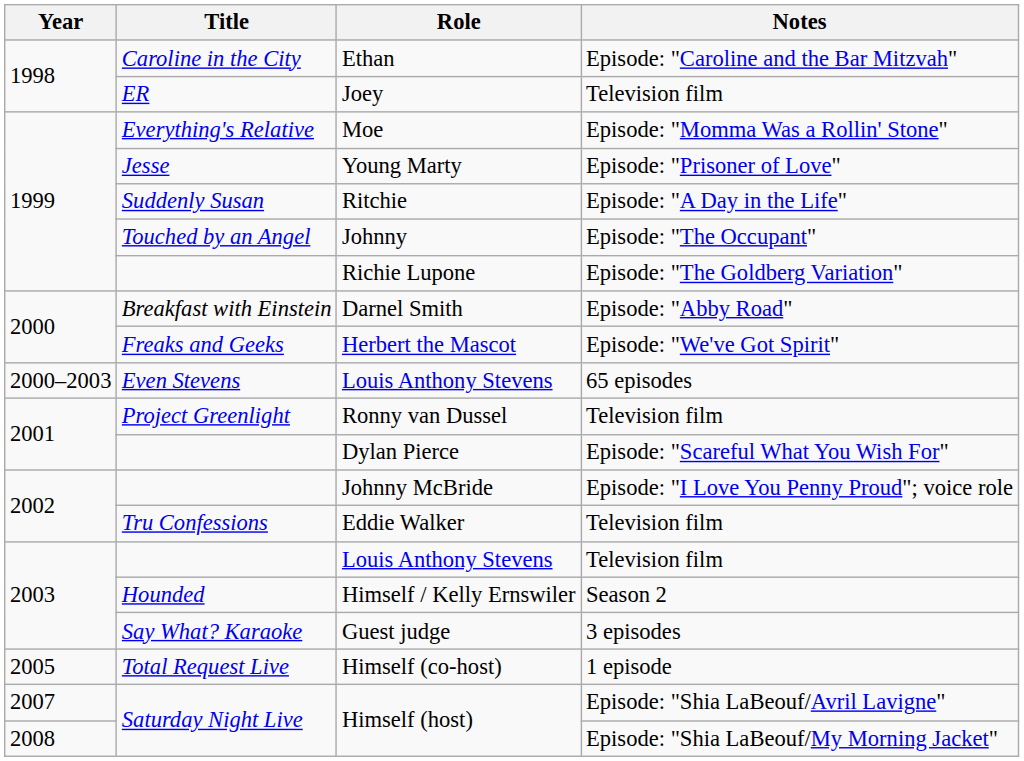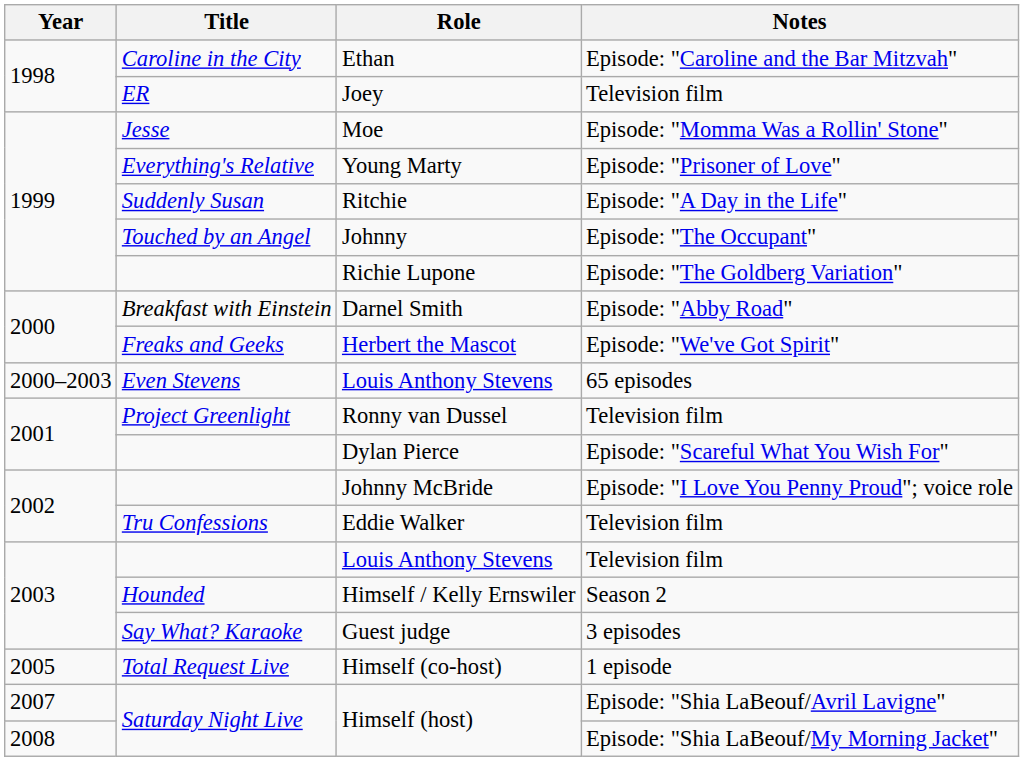(218, 129) Everything's Relative -> (146, 129) Jesse
(146, 165) Jesse -> (218, 165) Everything's Relative
